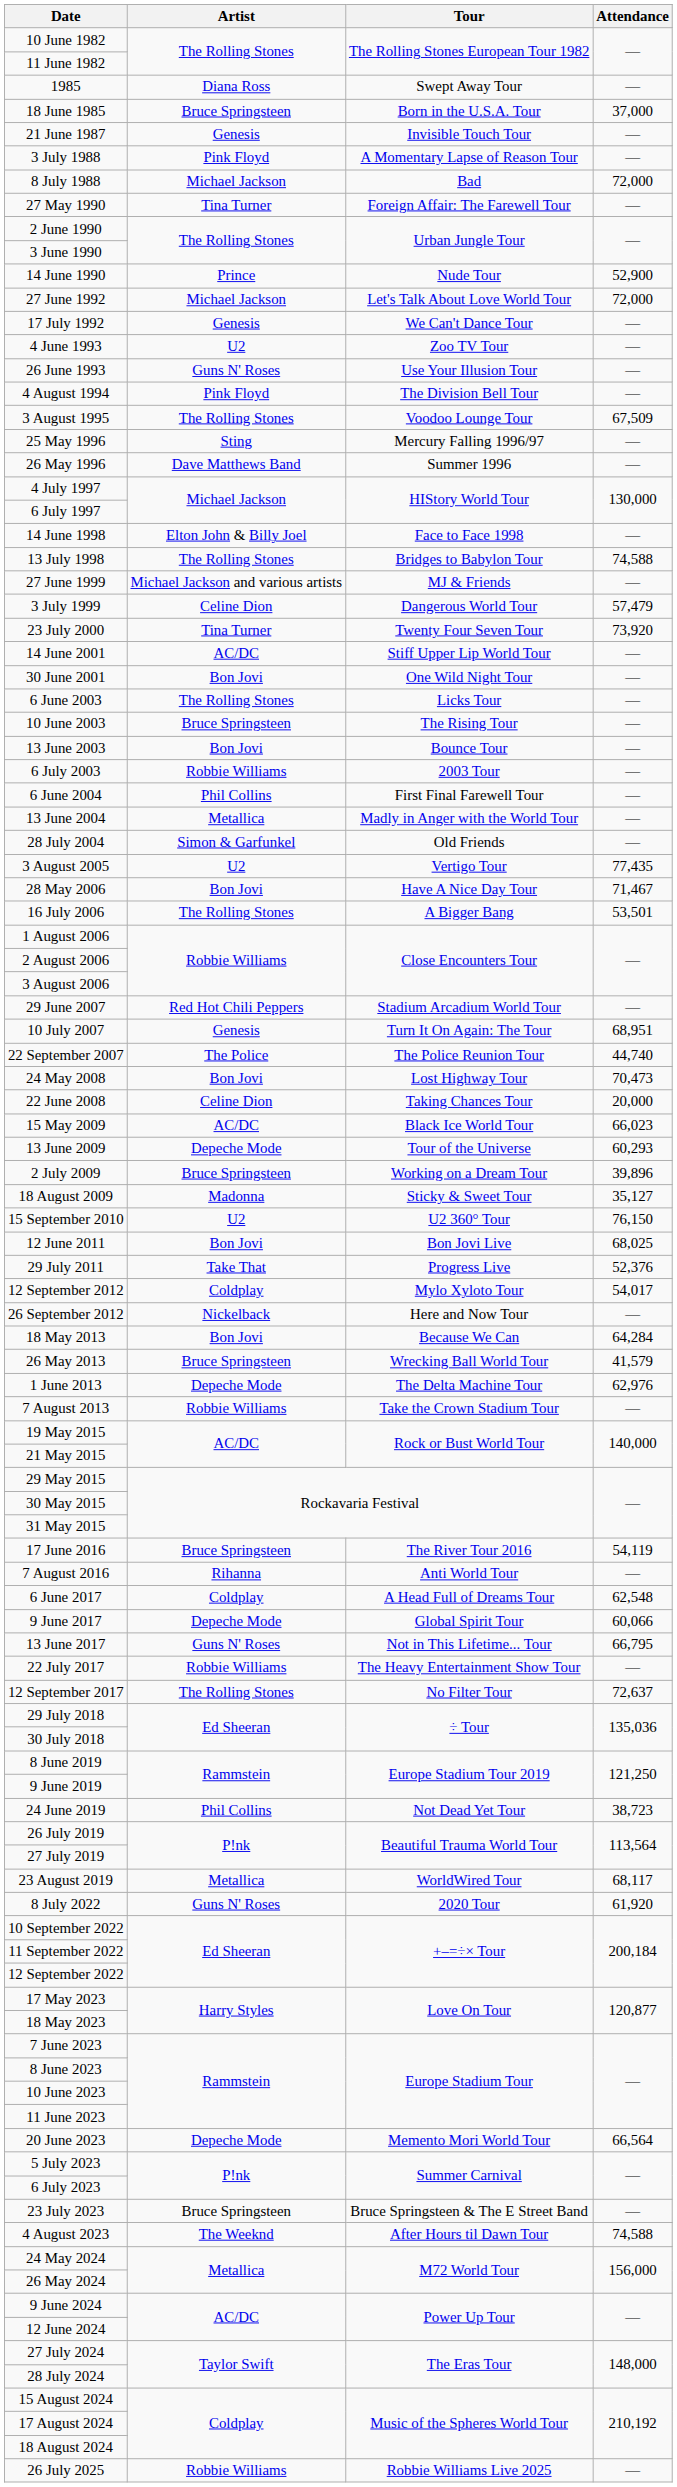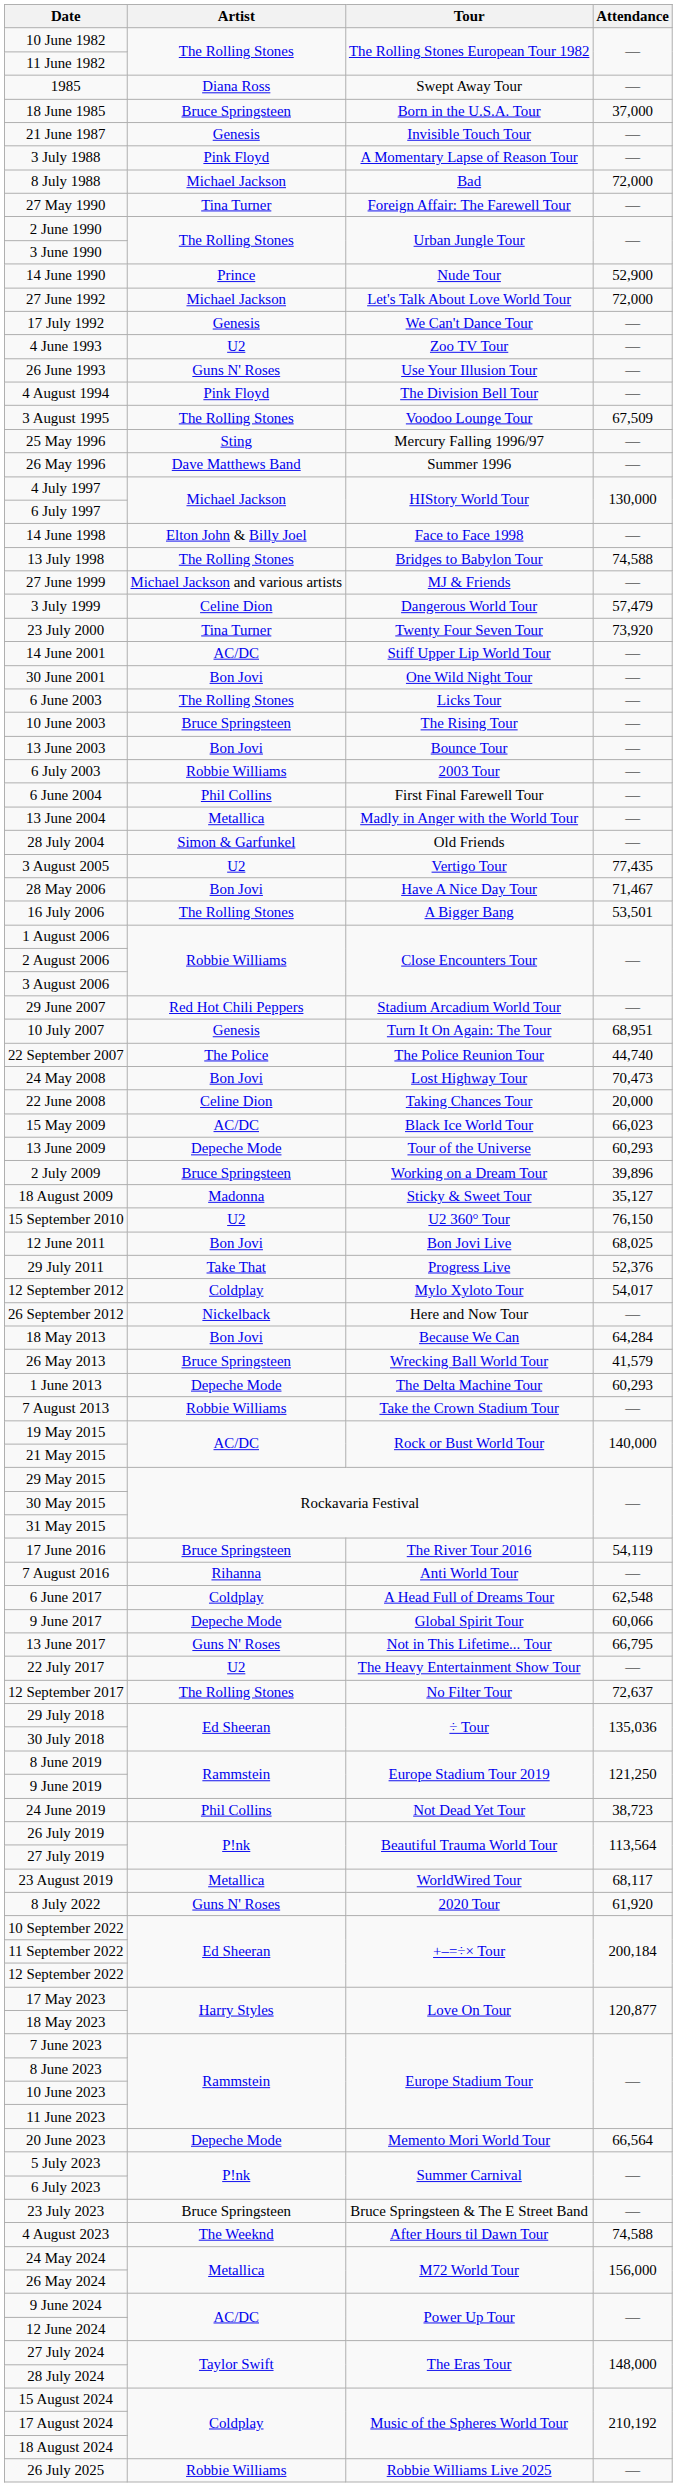(633, 1385) 62,976 -> (633, 1385) 60,293
(236, 1668) Robbie Williams -> (236, 1668) U2
